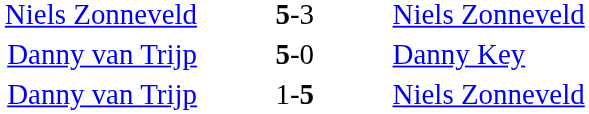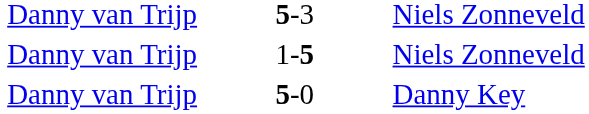(101, 14) Niels Zonneveld -> (102, 14) Danny van Trijp
rows swapped: (295, 54) <-> (295, 94)
